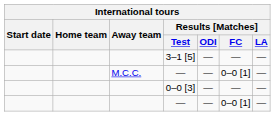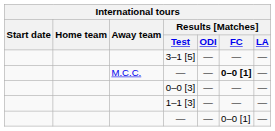(236, 73) normal -> (236, 73) bold
+ row: (136, 103)
